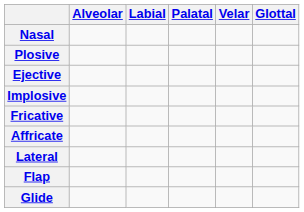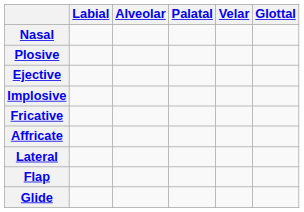columns swapped: (147, 14) <-> (98, 14)
